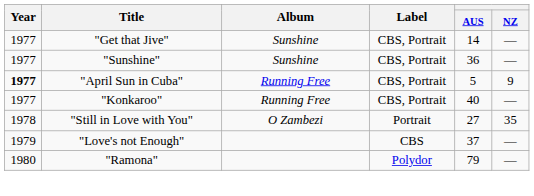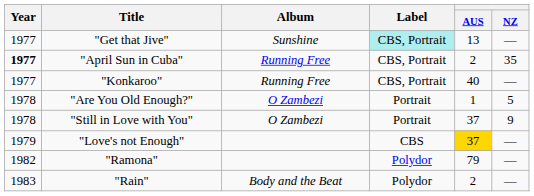(412, 40) no background -> (412, 40) paleturquoise background
(473, 40) 14 -> (473, 40) 13
- row: (132, 60)
(473, 80) 5 -> (473, 60) 2
(510, 80) 9 -> (510, 60) 35
+ row: (132, 100)
(473, 120) 27 -> (473, 120) 37
(510, 120) 35 -> (510, 120) 9
(473, 140) no background -> (473, 140) gold background
(23, 160) 1980 -> (23, 160) 1982
+ row: (132, 180)
